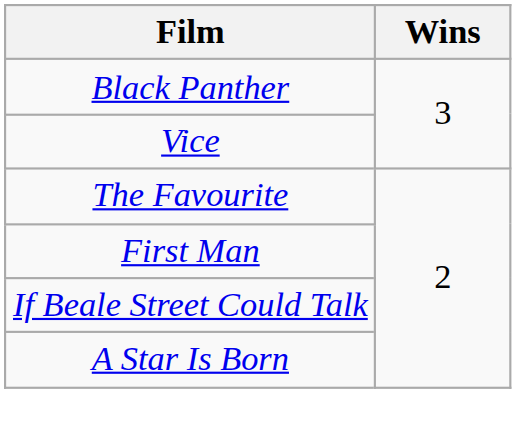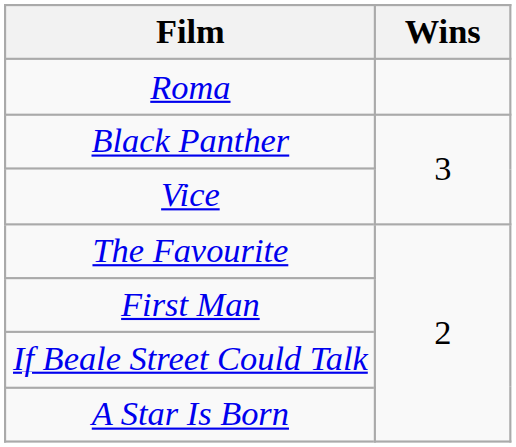+ row: (190, 86)
